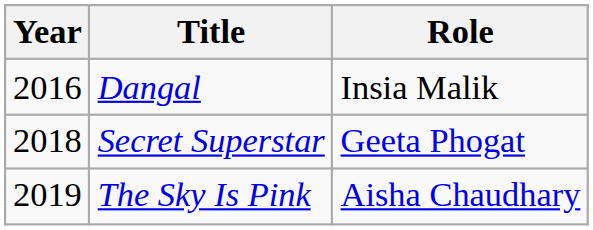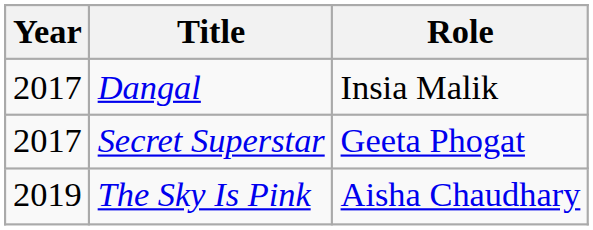(47, 86) 2016 -> (47, 86) 2017
(47, 140) 2018 -> (47, 140) 2017
